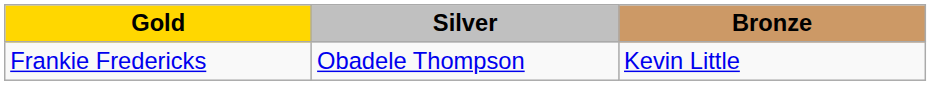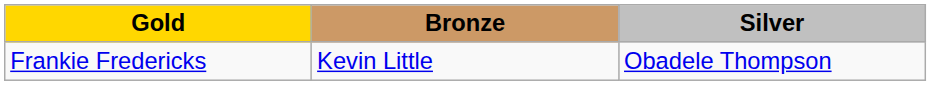columns swapped: (465, 23) <-> (772, 23)
